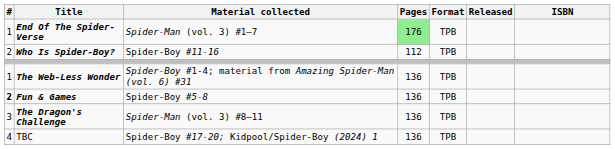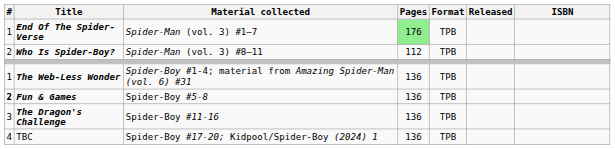(172, 52) Spider-Boy #11-16 -> (194, 52) Spider-Man (vol. 3) #8–11
(194, 117) Spider-Man (vol. 3) #8–11 -> (172, 117) Spider-Boy #11-16
